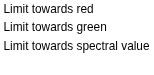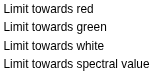+ row: (54, 46)
